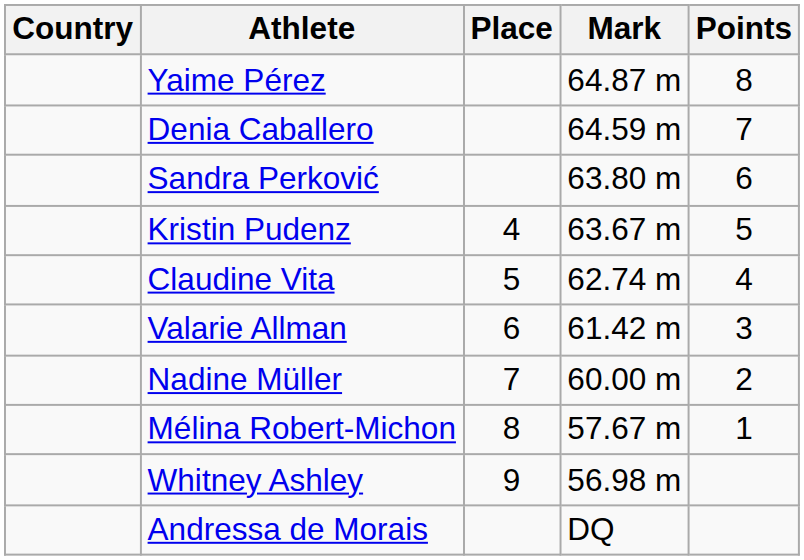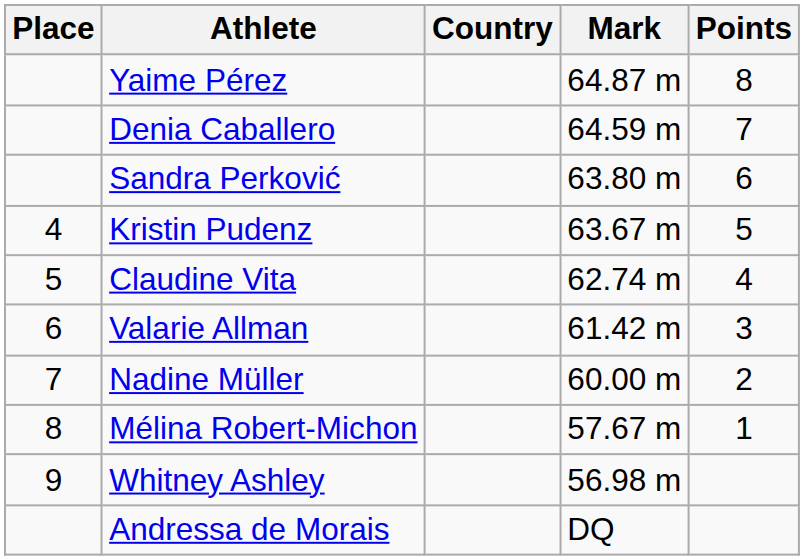columns swapped: (512, 29) <-> (73, 29)
